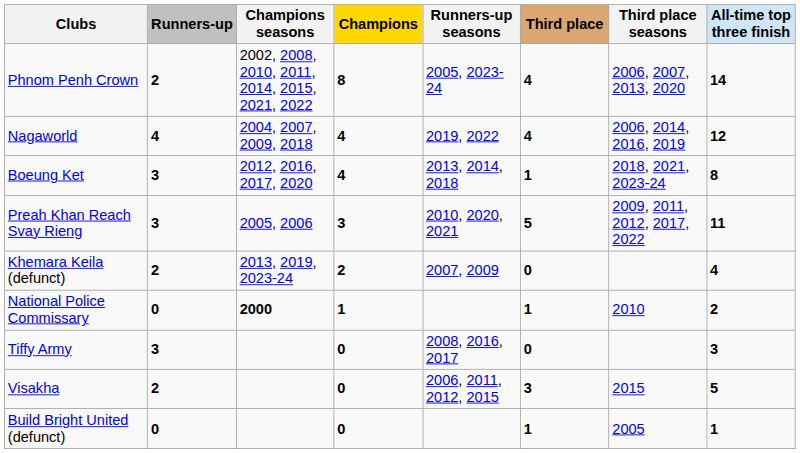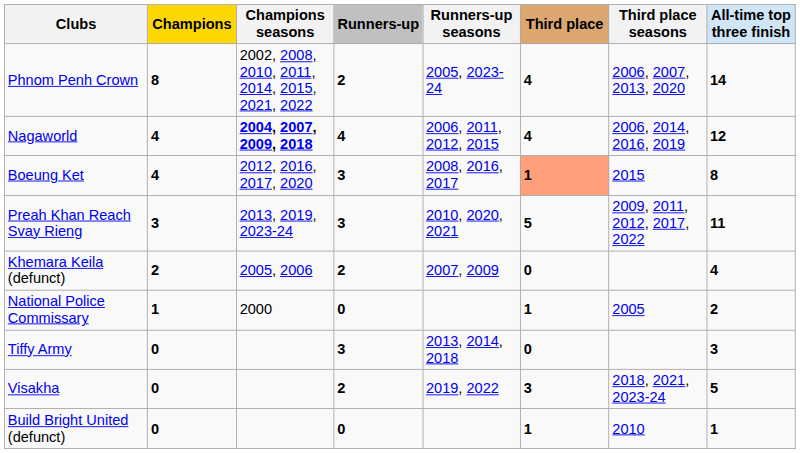columns swapped: (378, 24) <-> (192, 24)
(278, 135) normal -> (278, 135) bold
(462, 135) 2019, 2022 -> (464, 135) 2006, 2011, 2012, 2015
(464, 175) 2013, 2014, 2018 -> (464, 175) 2008, 2016, 2017
(528, 175) no background -> (528, 175) lightsalmon background
(651, 175) 2018, 2021, 2023-24 -> (628, 175) 2015
(276, 223) 2005, 2006 -> (278, 223) 2013, 2019, 2023-24
(278, 270) 2013, 2019, 2023-24 -> (276, 270) 2005, 2006
(256, 310) bold -> (256, 310) normal
(628, 310) 2010 -> (628, 310) 2005
(464, 349) 2008, 2016, 2017 -> (464, 349) 2013, 2014, 2018
(464, 389) 2006, 2011, 2012, 2015 -> (462, 389) 2019, 2022
(628, 389) 2015 -> (651, 389) 2018, 2021, 2023-24
(628, 428) 2005 -> (628, 428) 2010
